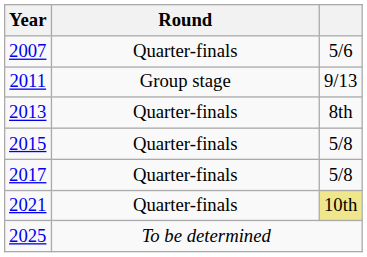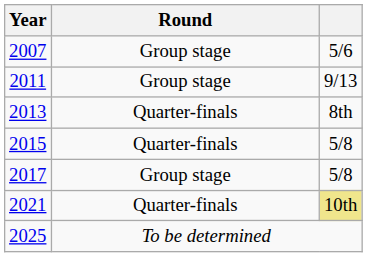(185, 51) Quarter-finals -> (185, 51) Group stage
(185, 174) Quarter-finals -> (185, 174) Group stage
